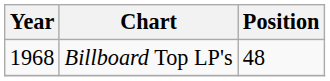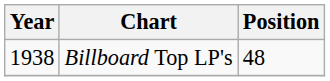(32, 57) 1968 -> (32, 57) 1938
